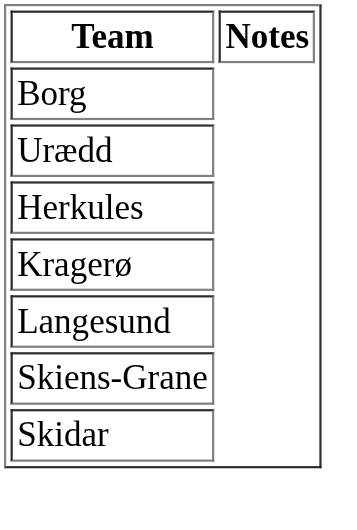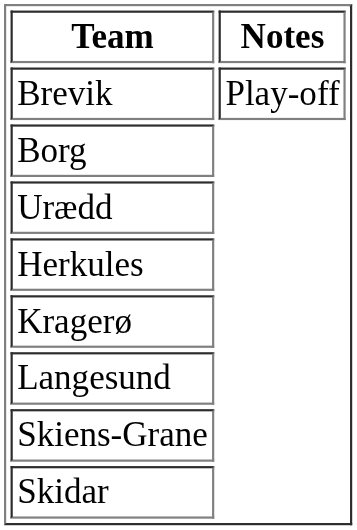+ row: (65, 93)
